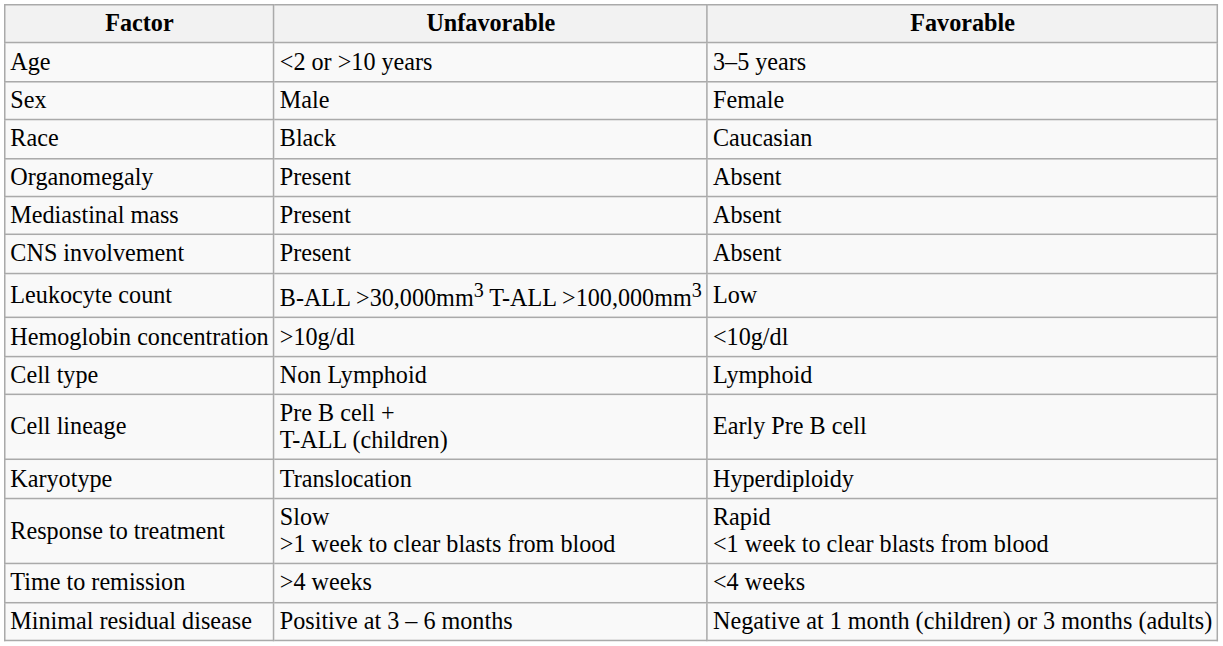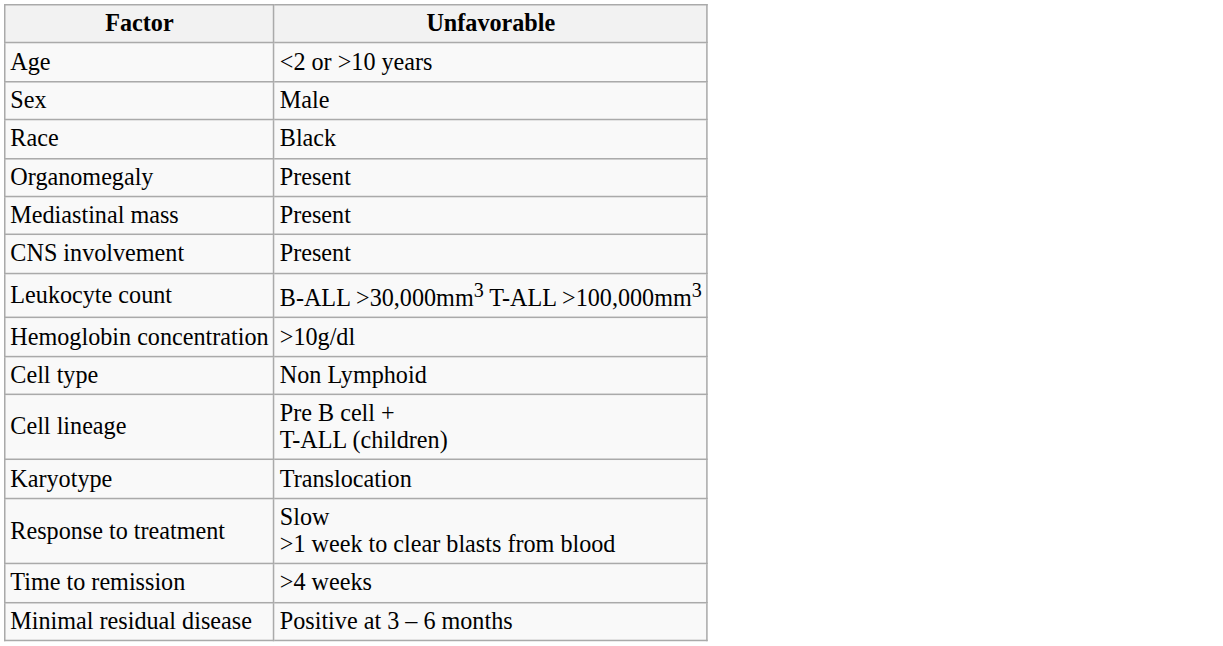- column: (963, 23)
